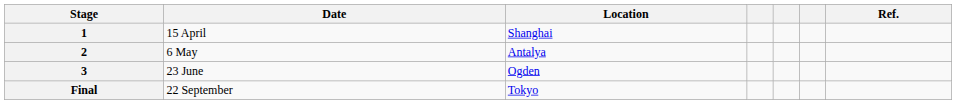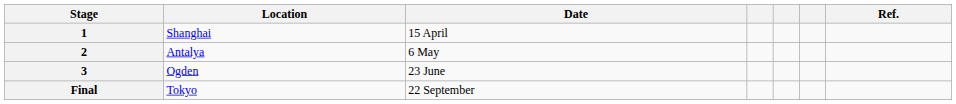columns swapped: (334, 14) <-> (626, 14)
